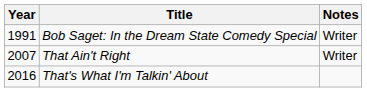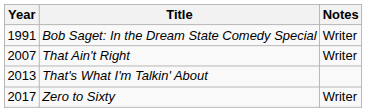(22, 76) 2016 -> (22, 76) 2013
+ row: (79, 96)
